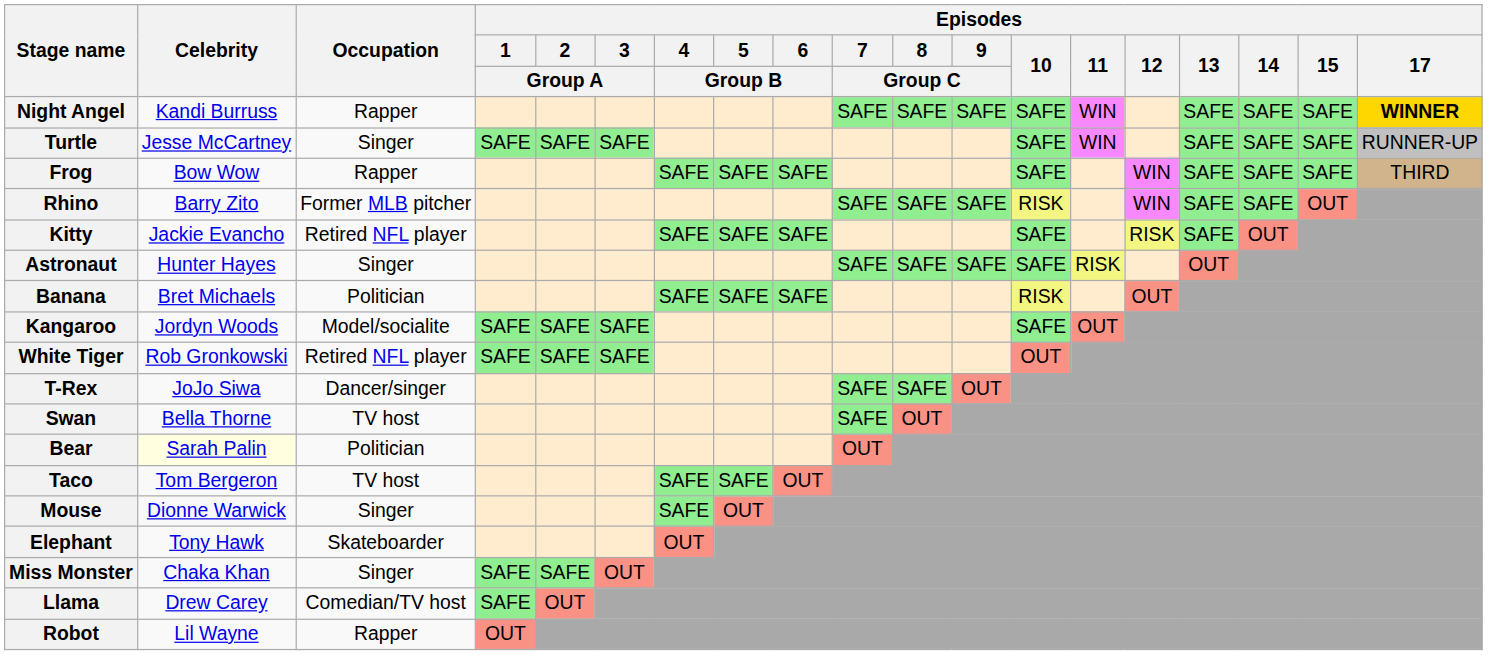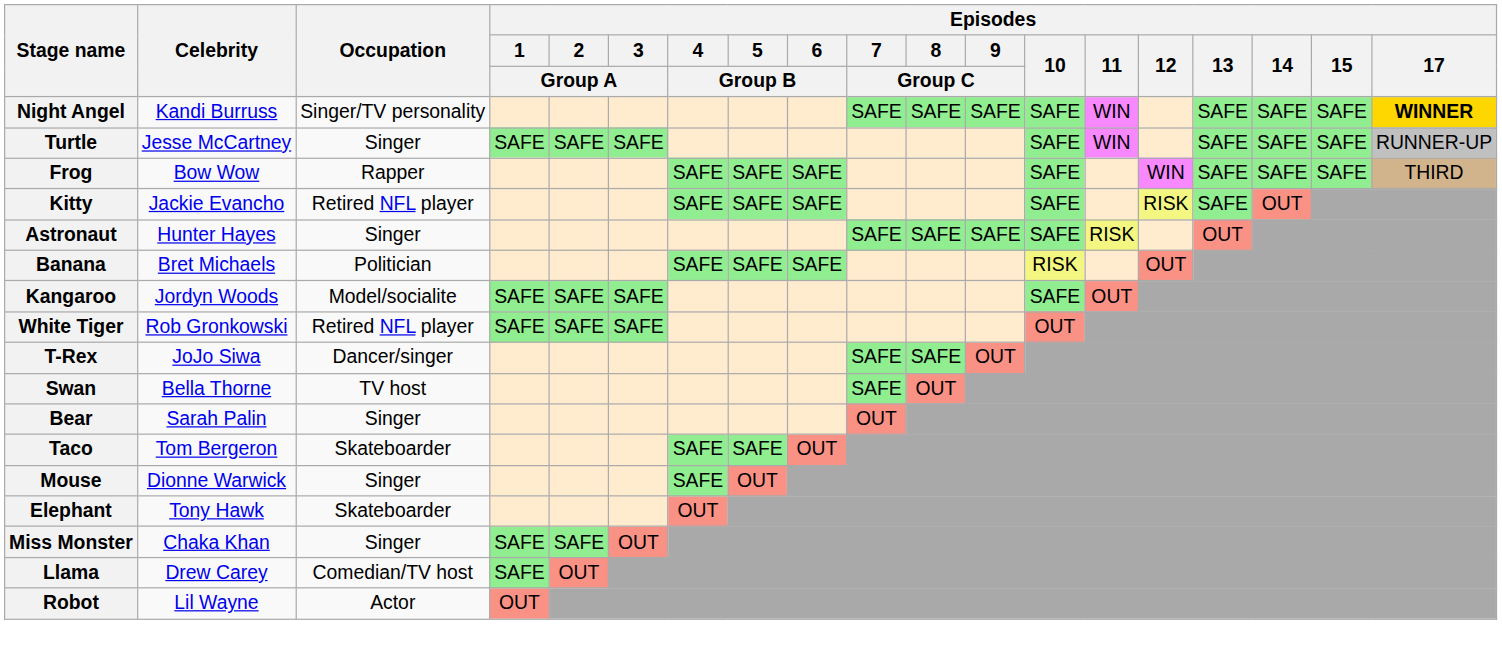(386, 111) Rapper -> (393, 111) Singer/TV personality
- row: (71, 204)
(216, 449) lightyellow background -> (216, 419) no background
(386, 449) Politician -> (393, 419) Singer
(386, 480) TV host -> (393, 449) Skateboarder
(386, 633) Rapper -> (393, 603) Actor
